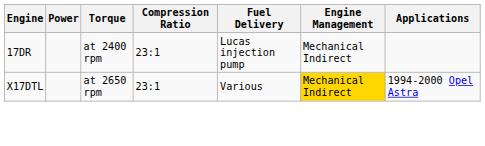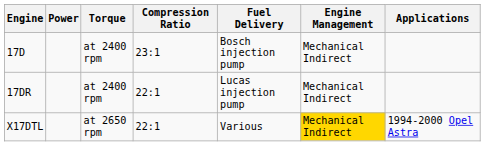+ row: (16, 53)
(148, 53) 23:1 -> (148, 93) 22:1
(148, 87) 23:1 -> (148, 127) 22:1
